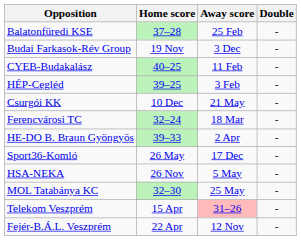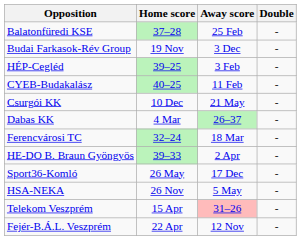rows swapped: (50, 66) <-> (35, 84)
+ row: (30, 119)
- row: (53, 191)
